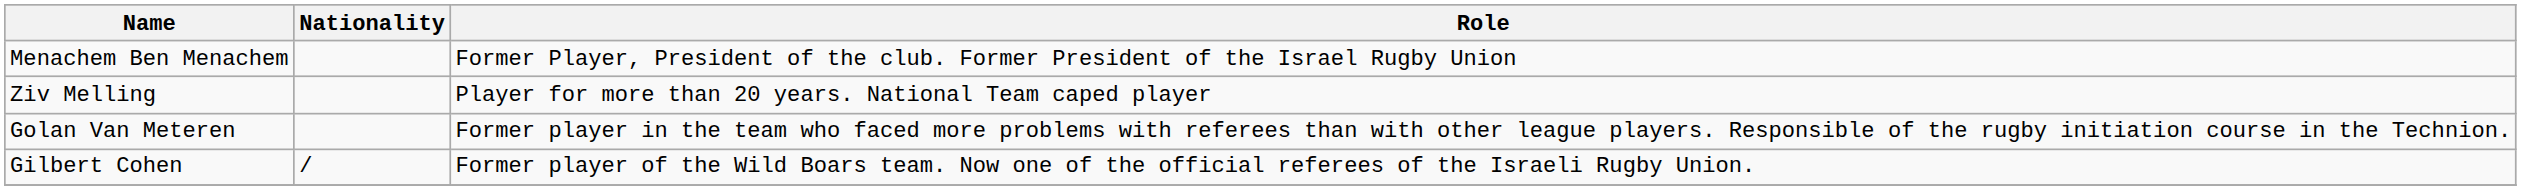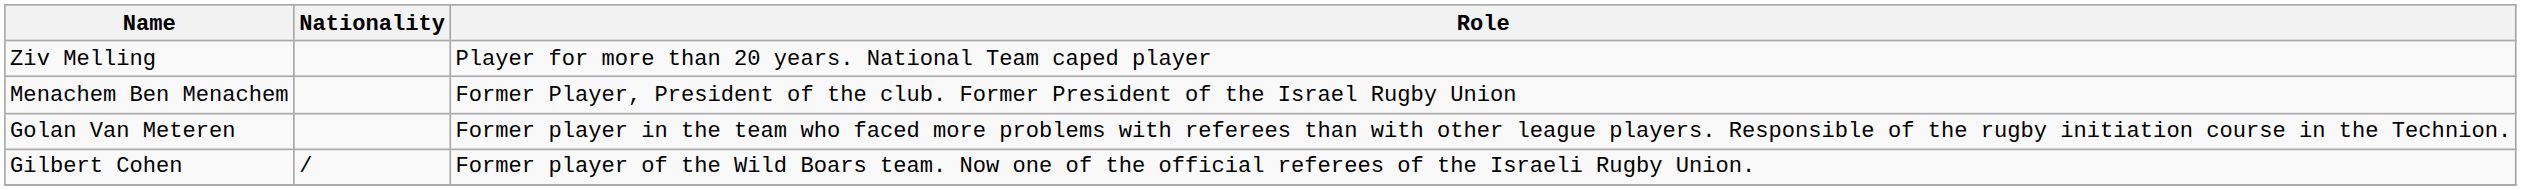rows swapped: (149, 59) <-> (83, 95)
